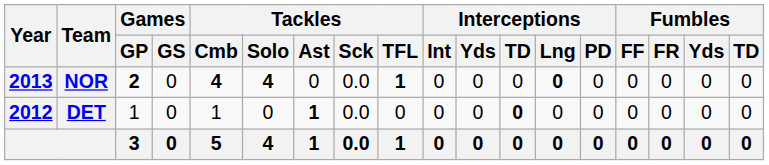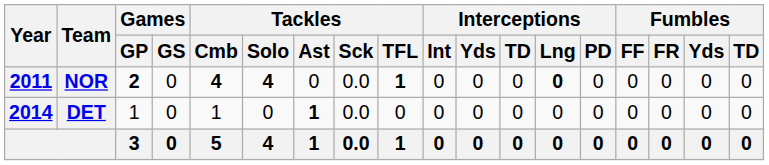(31, 81) 2013 -> (31, 81) 2011
(31, 112) 2012 -> (31, 112) 2014
(518, 112) bold -> (518, 112) normal
